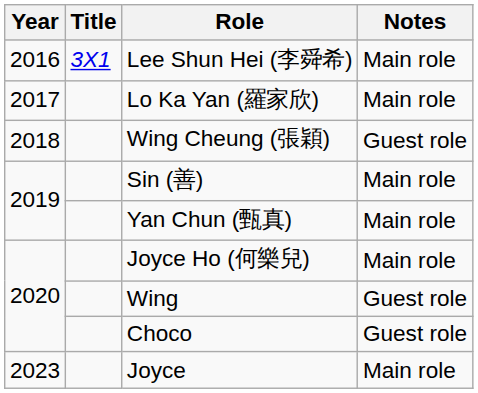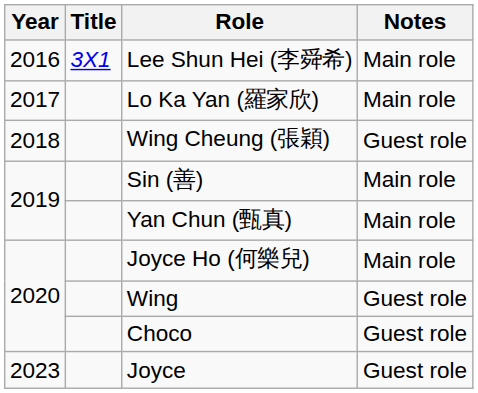(409, 369) Main role -> (415, 369) Guest role
